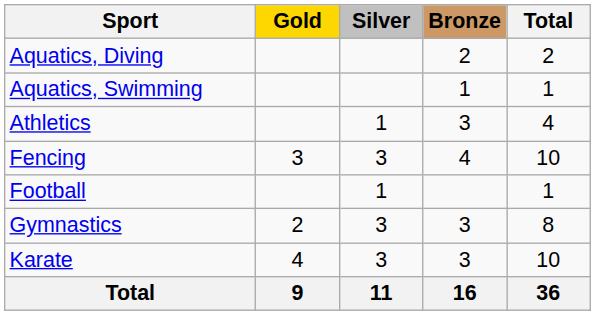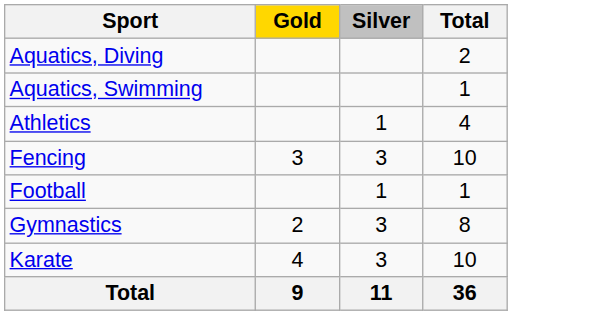- column: (465, 21)
